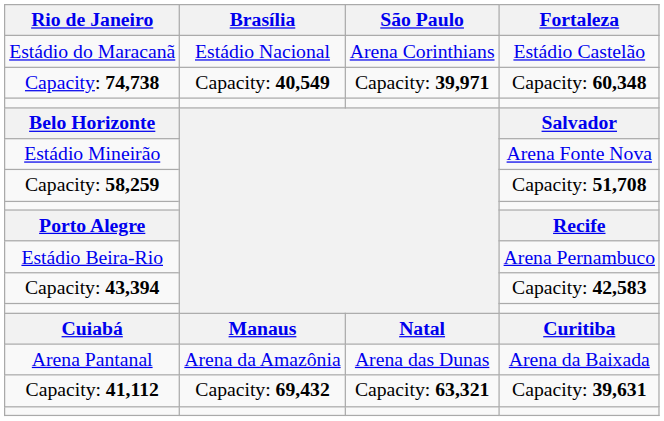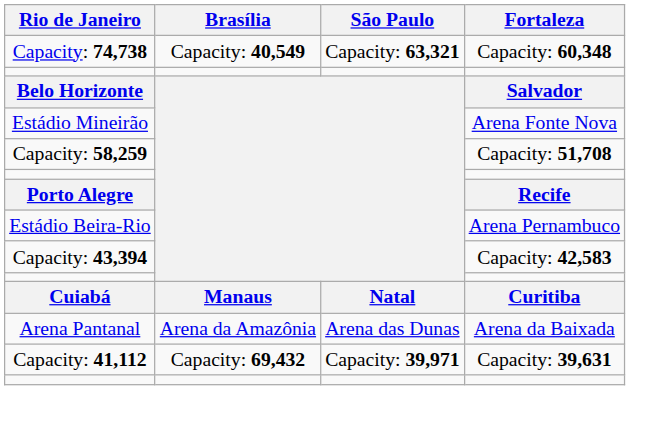- row: (92, 51)
(422, 82) Capacity: 39,971 -> (392, 51) Capacity: 63,321
(422, 390) Capacity: 63,321 -> (392, 359) Capacity: 39,971
